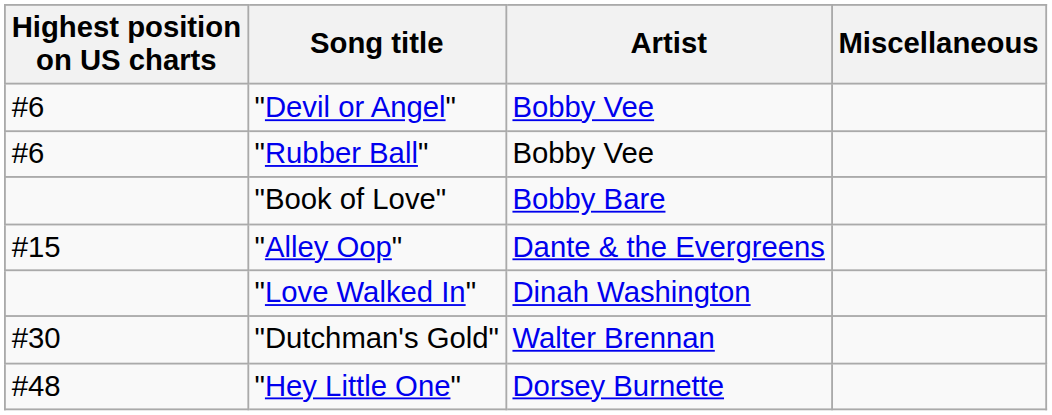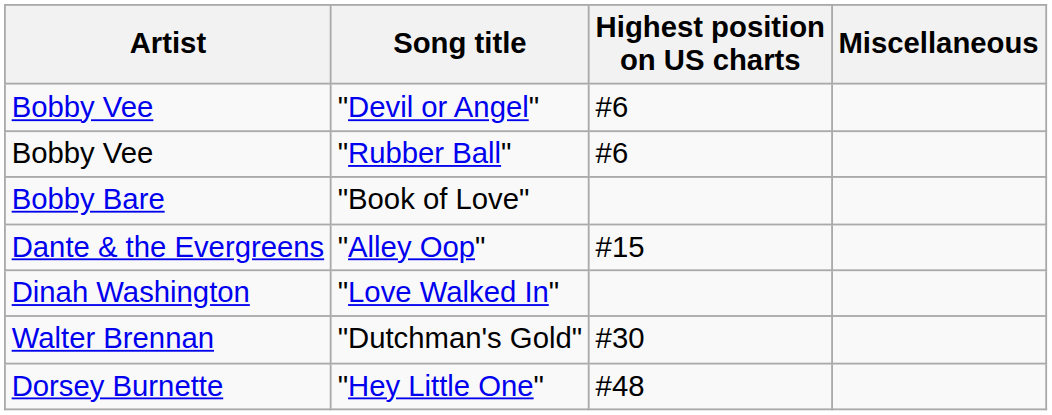columns swapped: (669, 44) <-> (126, 44)
